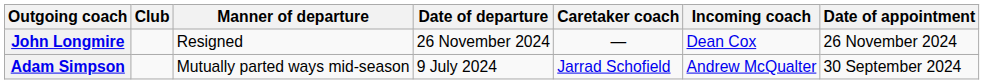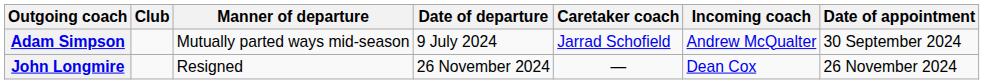rows swapped: (68, 66) <-> (68, 41)
